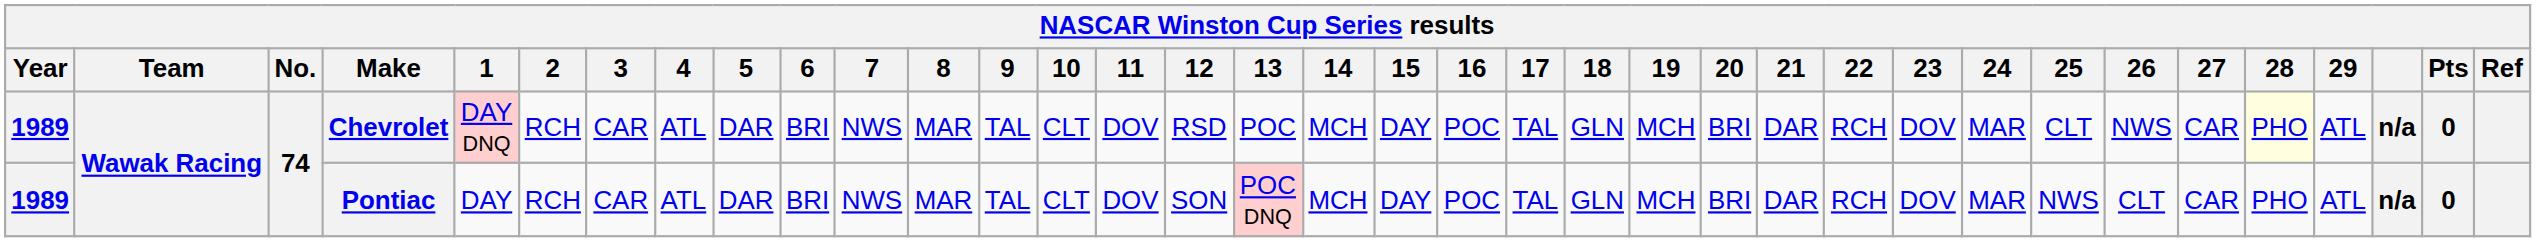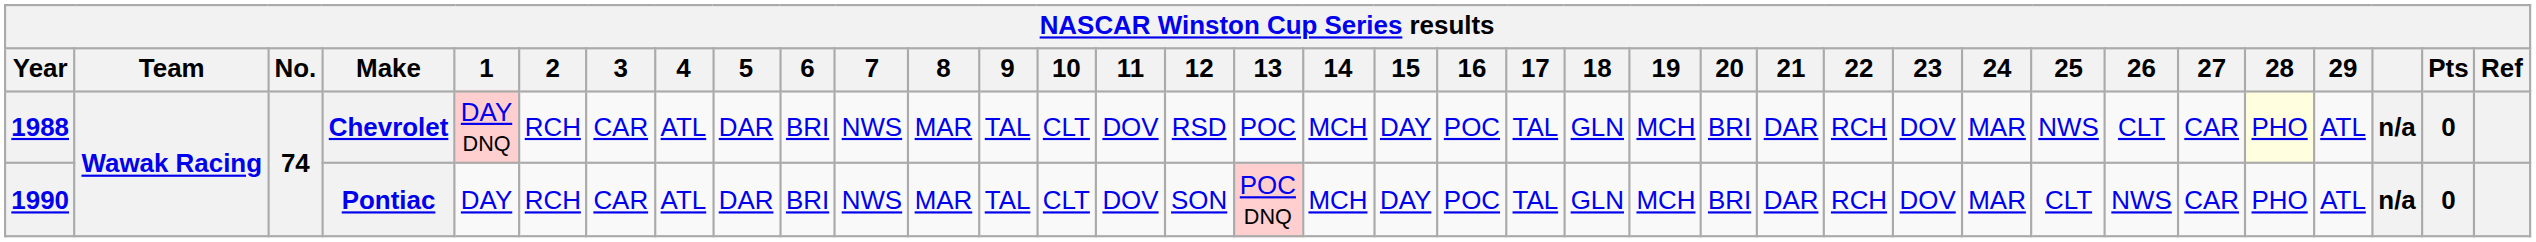(40, 127) 1989 -> (40, 127) 1988
(2069, 127) CLT -> (2069, 127) NWS
(2142, 127) NWS -> (2142, 127) CLT
(40, 200) 1989 -> (40, 200) 1990
(2069, 200) NWS -> (2069, 200) CLT
(2142, 200) CLT -> (2142, 200) NWS
